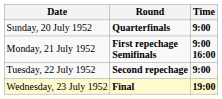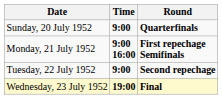columns swapped: (204, 12) <-> (150, 12)
